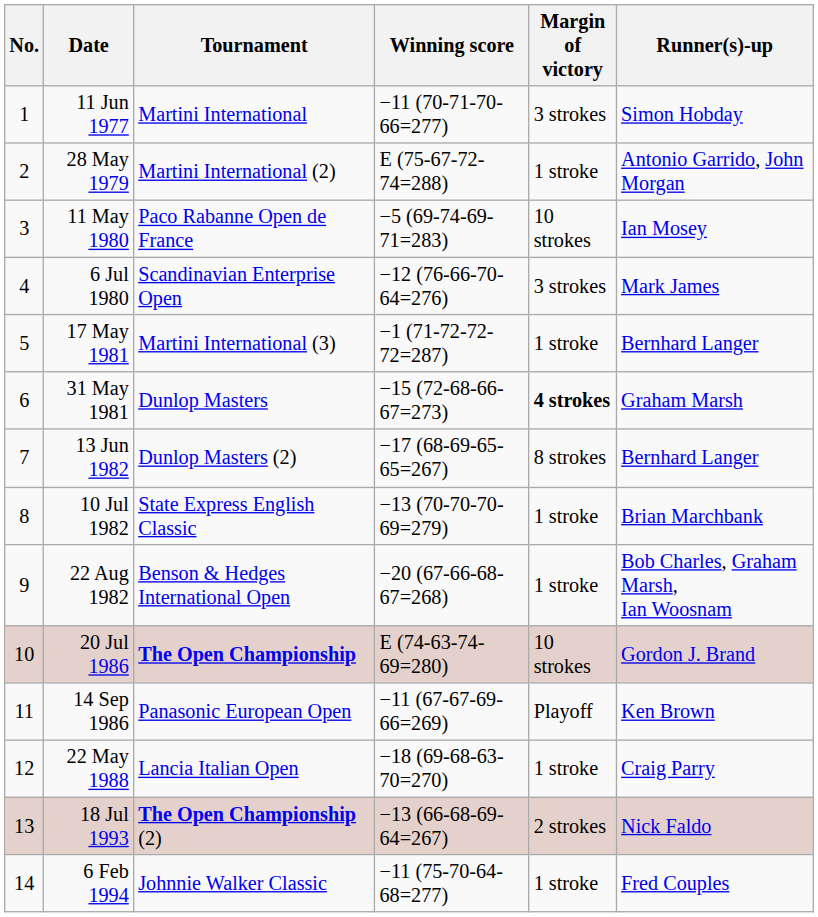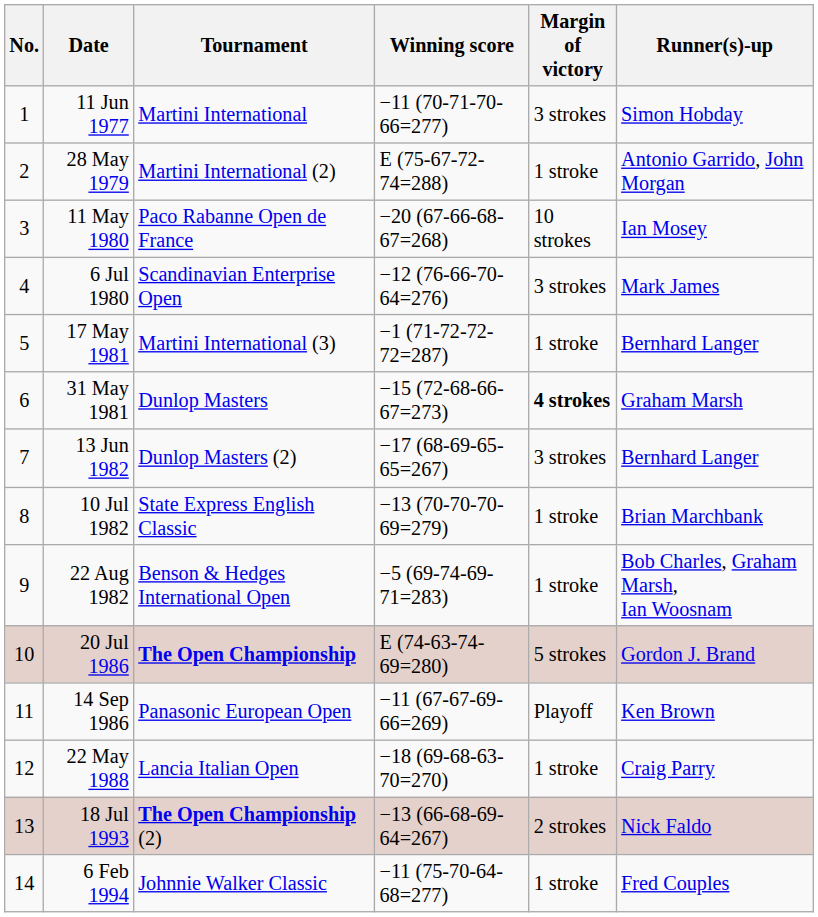(437, 229) −5 (69-74-69-71=283) -> (442, 229) −20 (67-66-68-67=268)
(570, 458) 8 strokes -> (570, 458) 3 strokes
(442, 584) −20 (67-66-68-67=268) -> (437, 584) −5 (69-74-69-71=283)
(562, 653) 10 strokes -> (570, 653) 5 strokes
